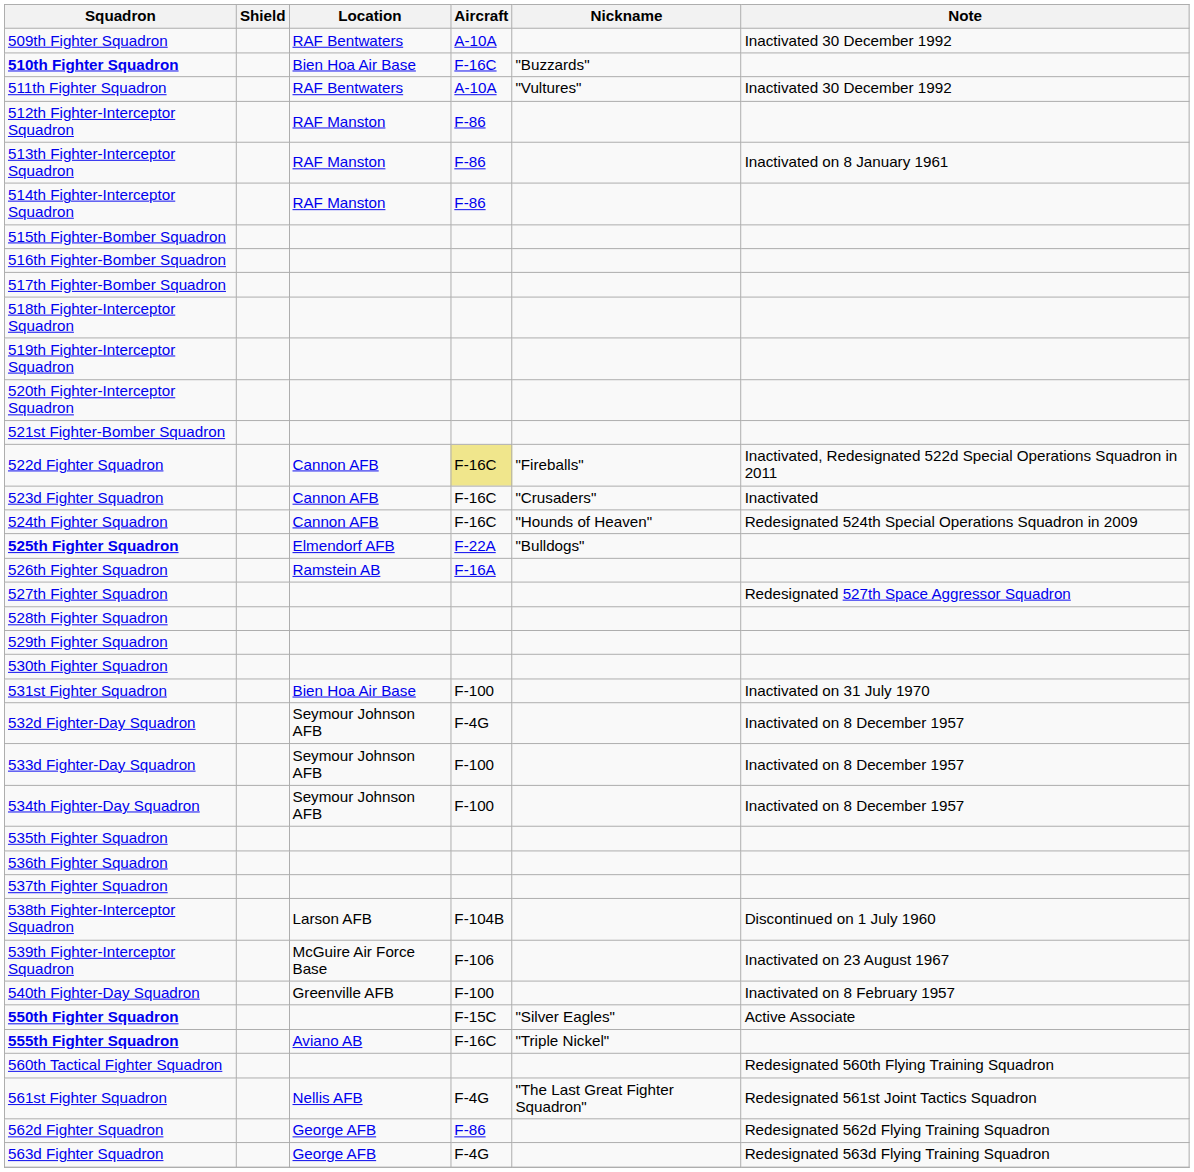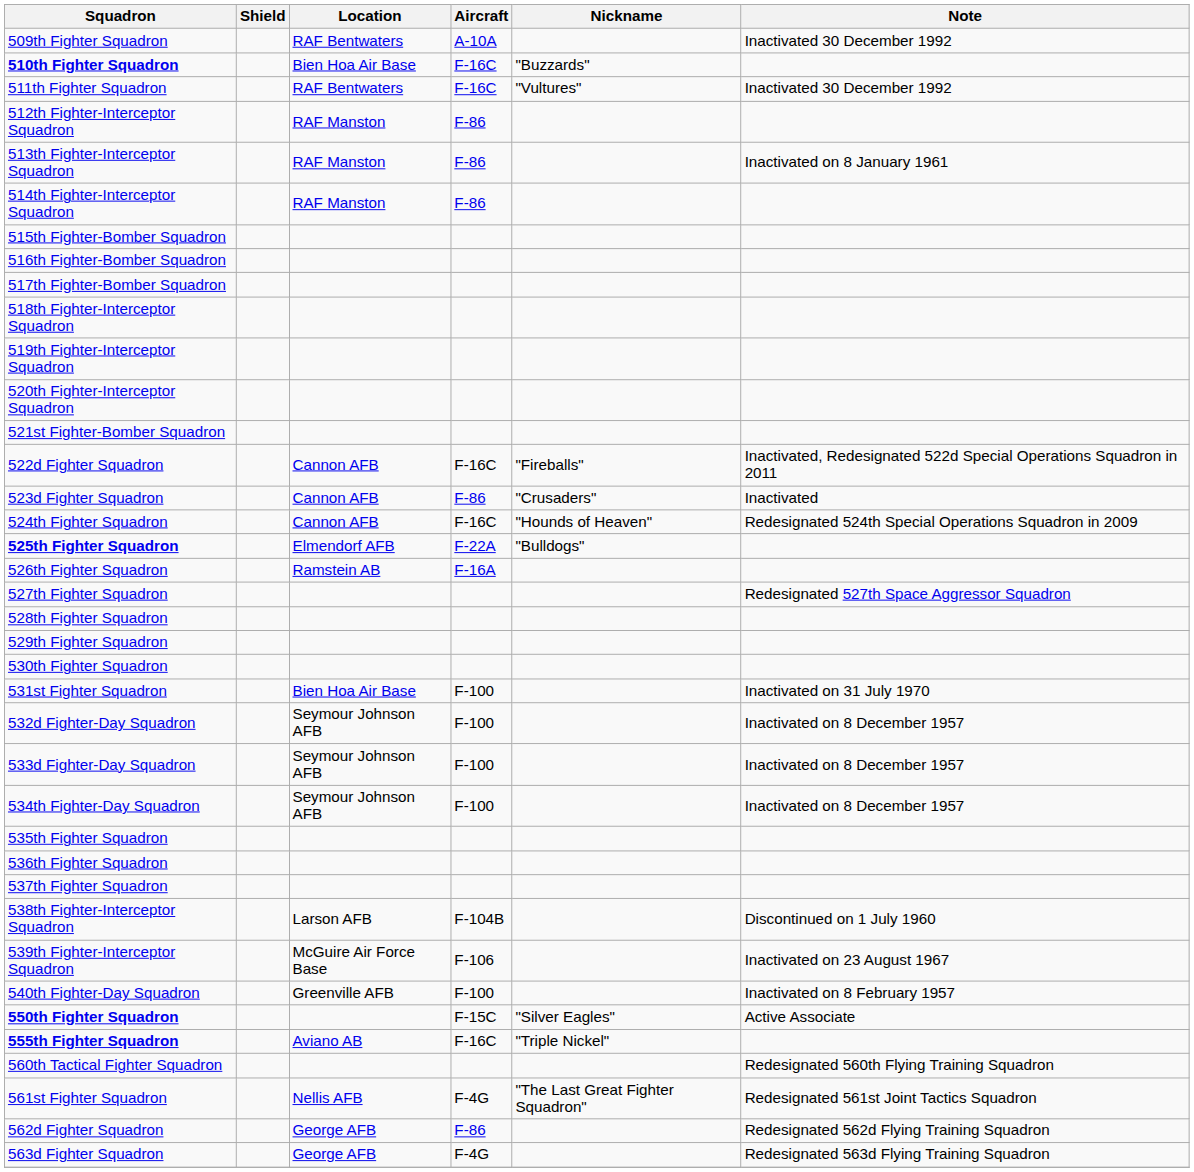(475, 88) A-10A -> (475, 88) F-16C
(475, 465) khaki background -> (475, 465) no background
(475, 497) F-16C -> (470, 497) F-86
(472, 723) F-4G -> (474, 723) F-100
